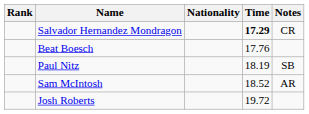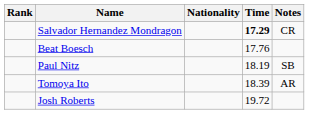+ row: (63, 83)
- row: (70, 83)
